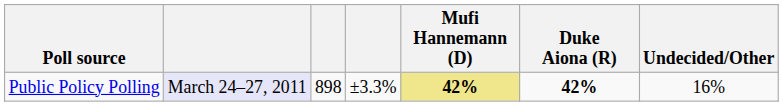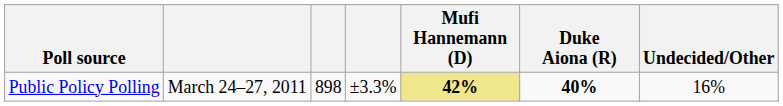(237, 86) lavender background -> (237, 86) no background
(579, 86) 42% -> (579, 86) 40%
